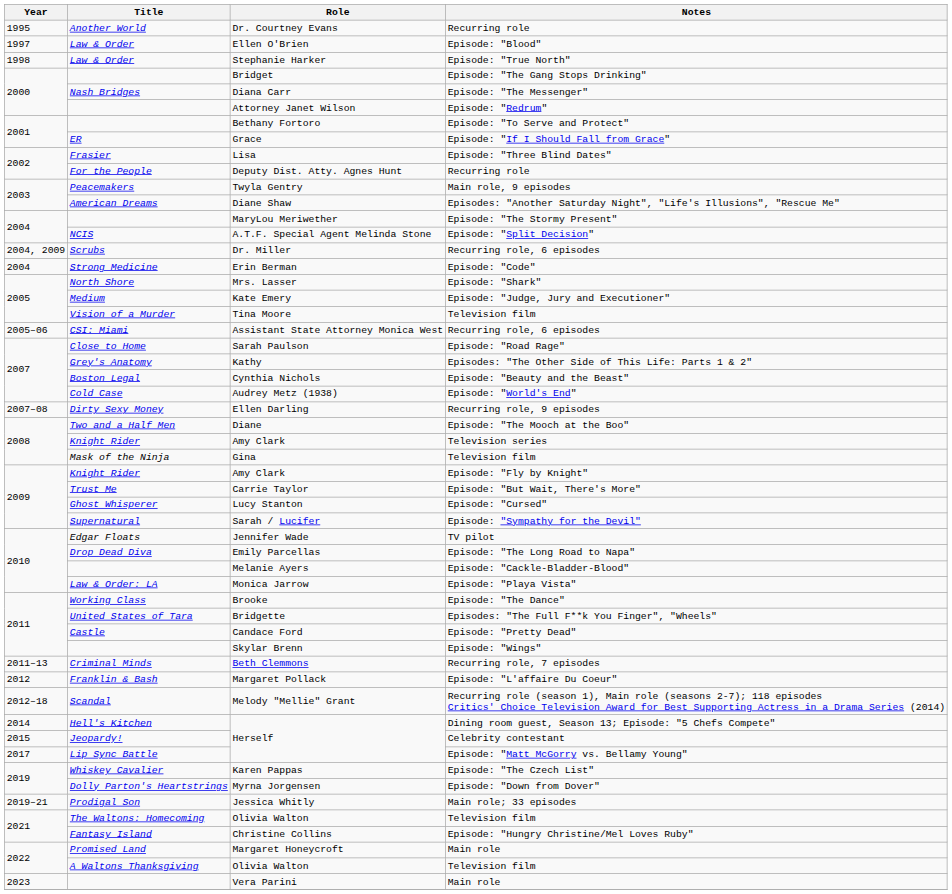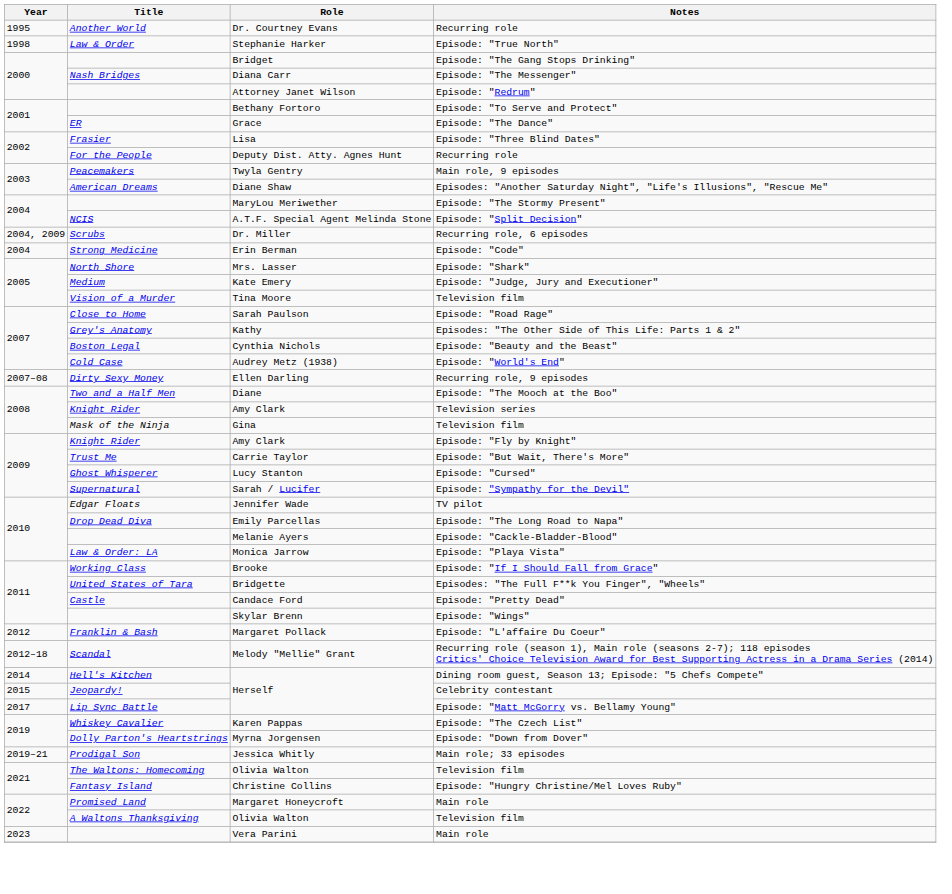- row: (18, 44)
(559, 139) Episode: "If I Should Fall from Grace" -> (495, 124) Episode: "The Dance"
- row: (27, 330)
(506, 600) Episode: "The Dance" -> (547, 568) Episode: "If I Should Fall from Grace"
- row: (27, 664)
